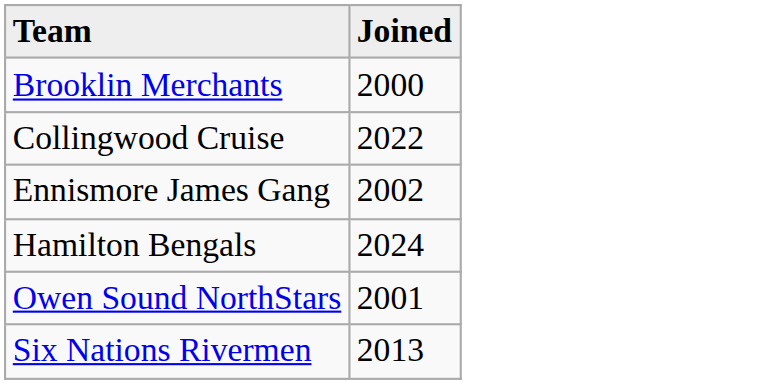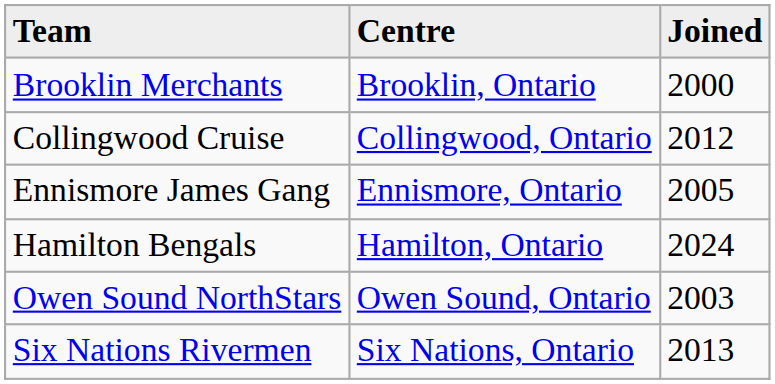+ column: (406, 31)
(390, 137) 2022 -> (701, 137) 2012
(390, 191) 2002 -> (701, 191) 2005
(390, 297) 2001 -> (701, 297) 2003
